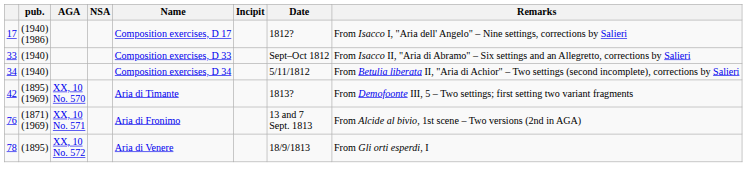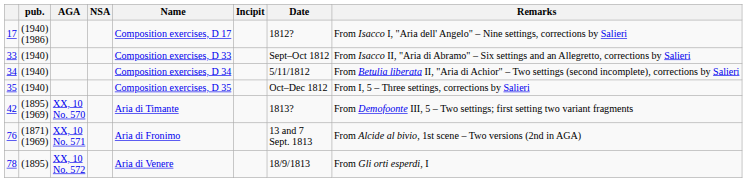+ row: (12, 87)
